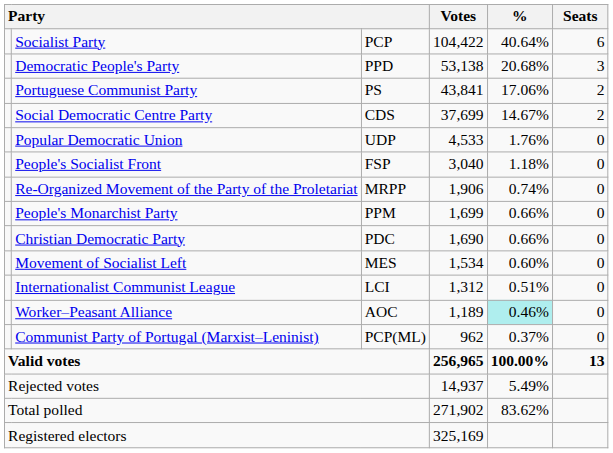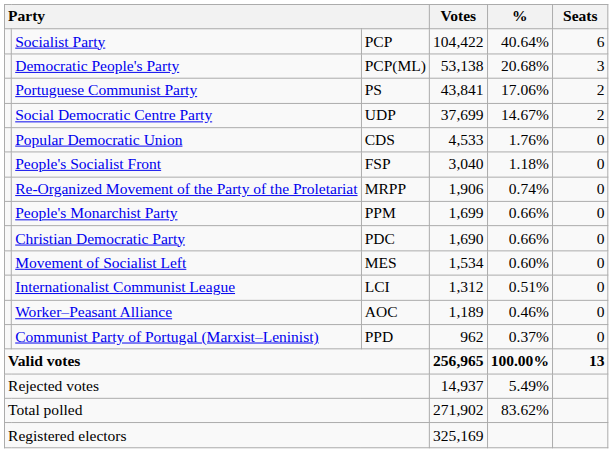(379, 66) PPD -> (395, 66) PCP(ML)
(380, 115) CDS -> (380, 115) UDP
(380, 139) UDP -> (380, 139) CDS
(529, 312) paleturquoise background -> (529, 312) no background
(395, 336) PCP(ML) -> (379, 336) PPD
